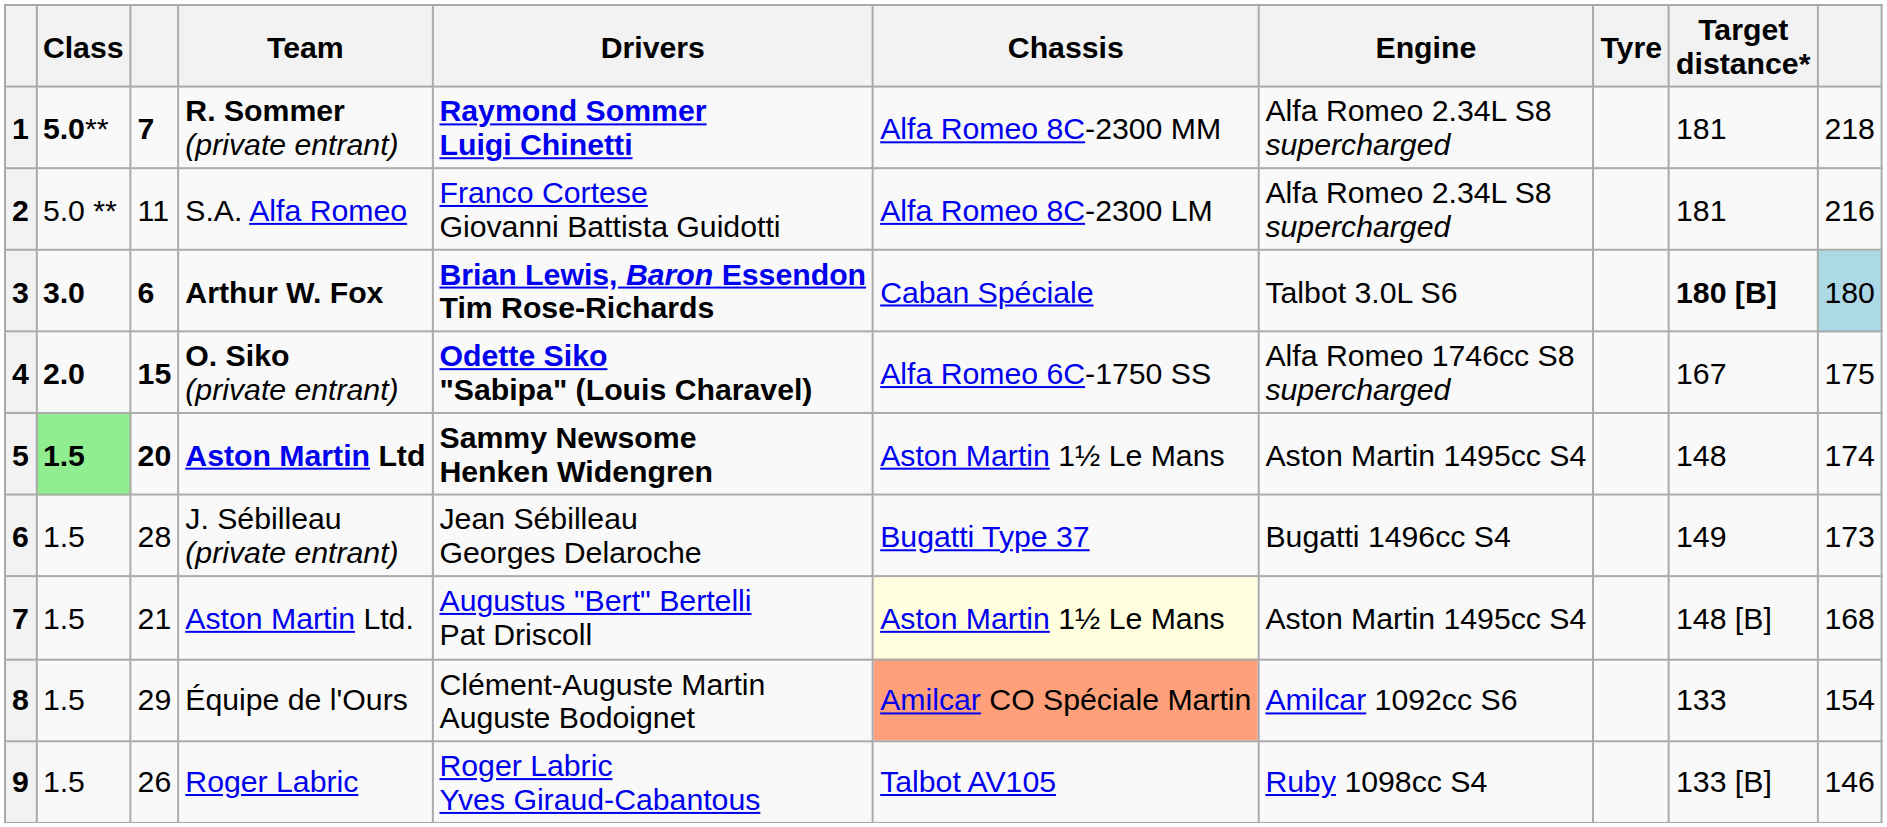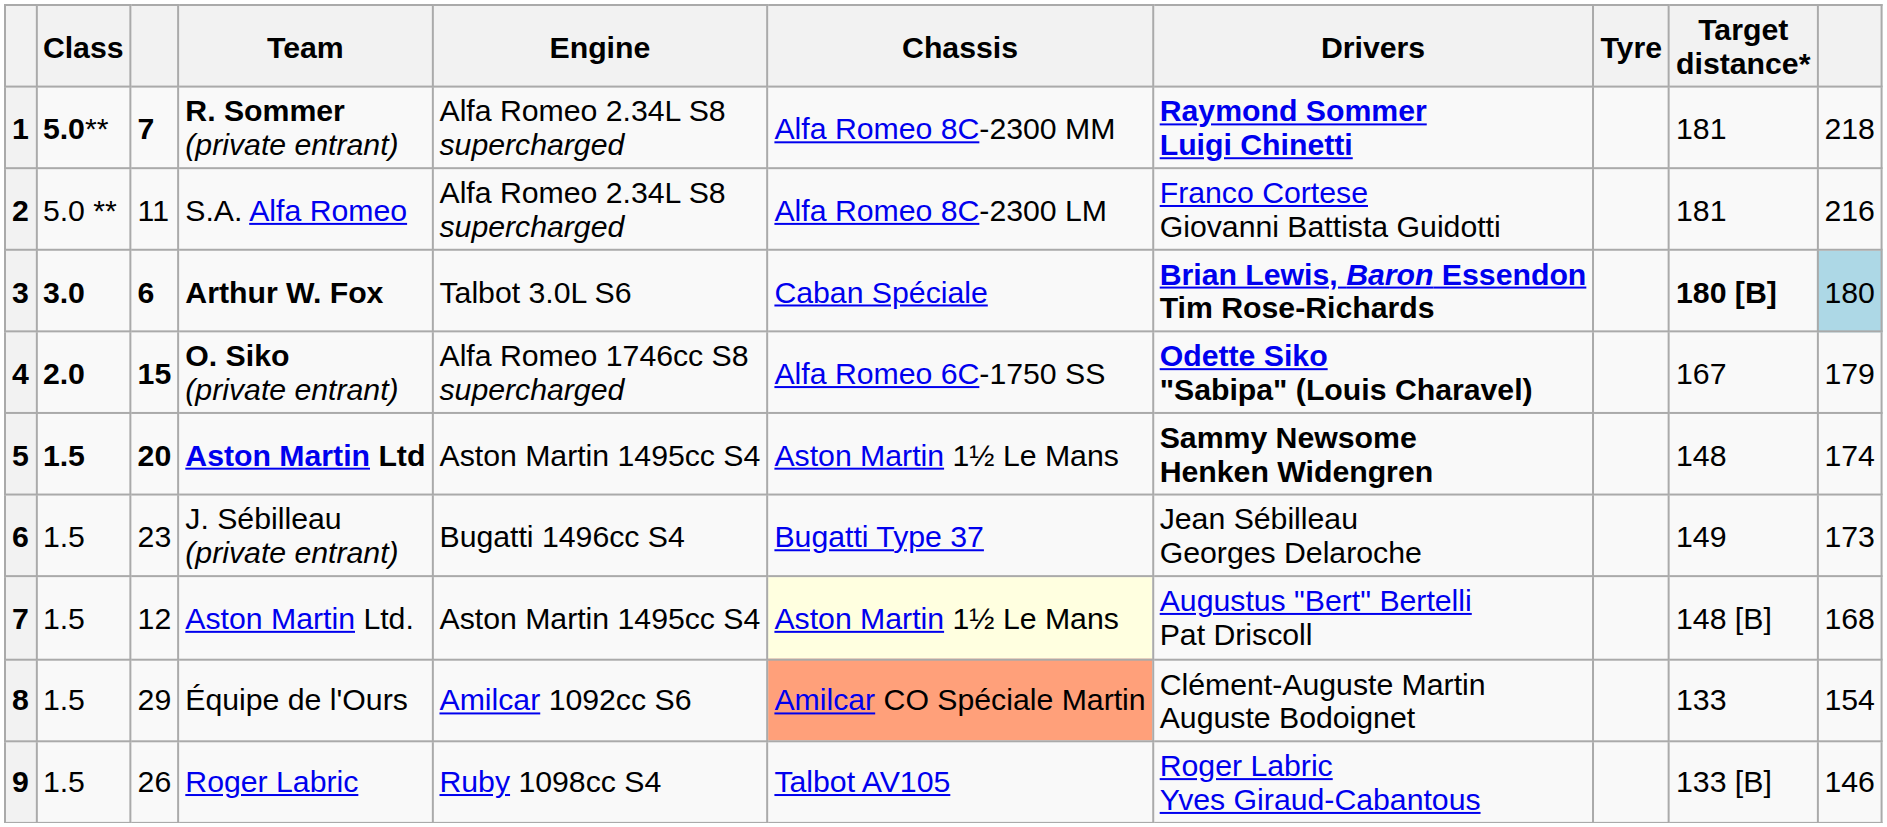columns swapped: (653, 46) <-> (1426, 46)
(1850, 373) 175 -> (1850, 373) 179
(64, 455) lightgreen background -> (64, 455) no background
(154, 536) 28 -> (154, 536) 23
(154, 618) 21 -> (154, 618) 12
